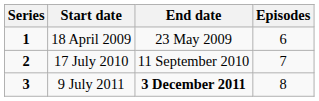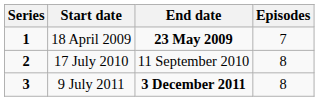(194, 38) normal -> (194, 38) bold
(283, 38) 6 -> (283, 38) 7
(283, 61) 7 -> (283, 61) 8
